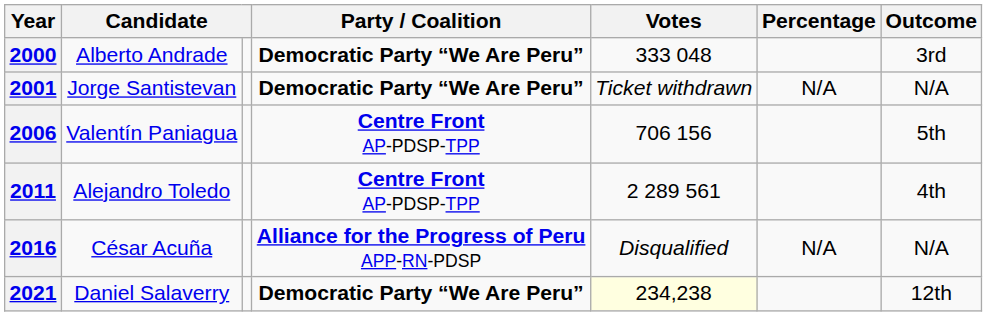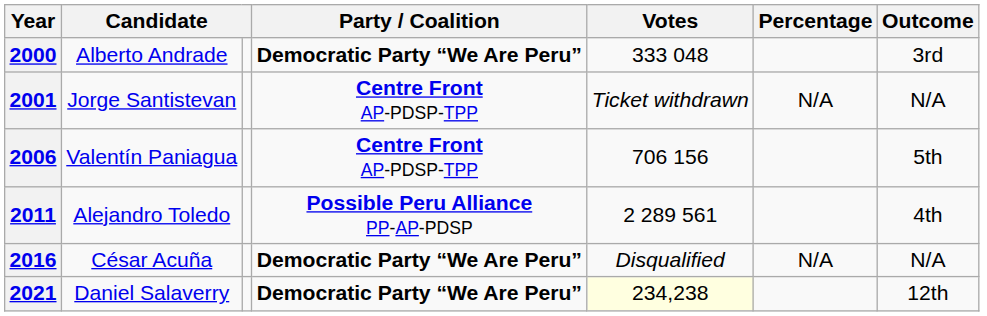(421, 88) Democratic Party “We Are Peru” -> (419, 100) Centre Front AP-PDSP-TPP
(421, 190) Centre Front AP-PDSP-TPP -> (419, 214) Possible Peru Alliance PP-AP-PDSP
(421, 248) Alliance for the Progress of Peru APP-RN-PDSP -> (419, 260) Democratic Party “We Are Peru”
